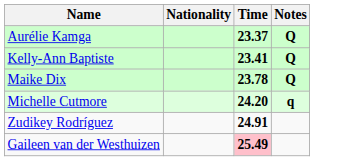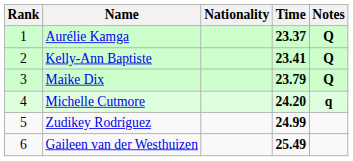+ column: (23, 15)
(253, 79) 23.78 -> (291, 79) 23.79
(253, 123) 24.91 -> (291, 123) 24.99
(253, 144) pink background -> (291, 144) no background
